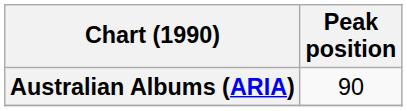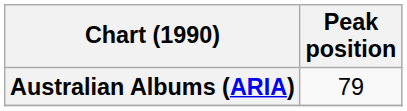(351, 86) 90 -> (351, 86) 79
